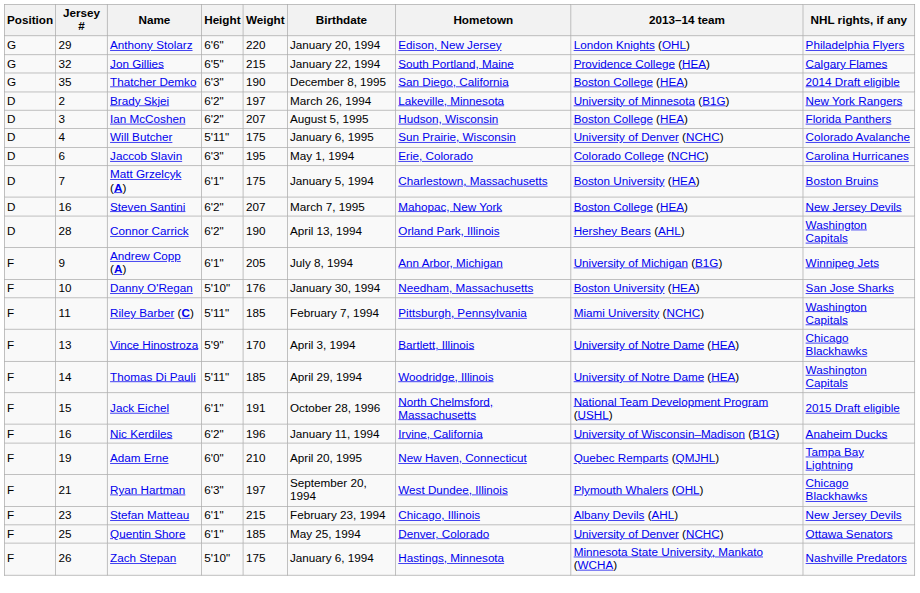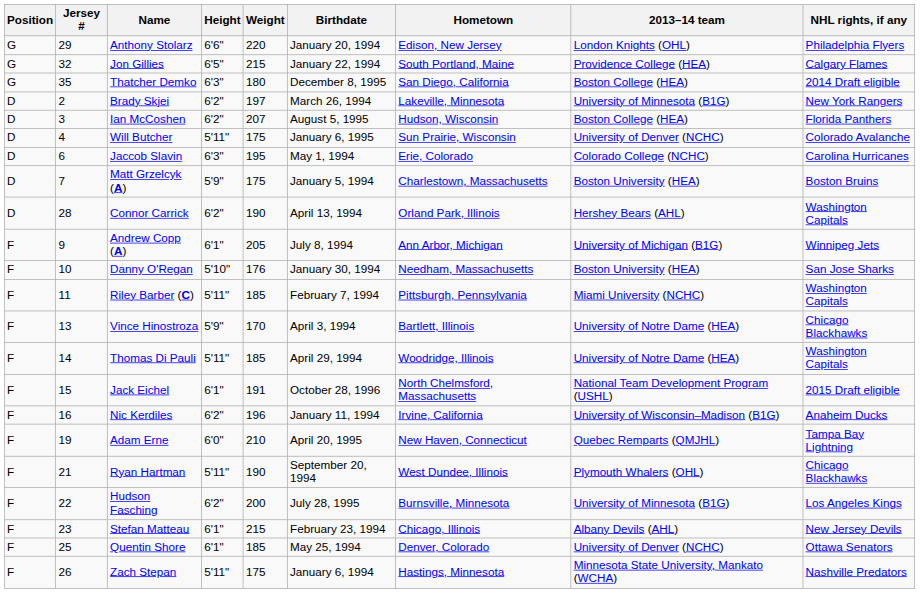(256, 82) 190 -> (256, 82) 180
(214, 181) 6'1" -> (214, 181) 5'9"
- row: (148, 206)
(214, 490) 6'3" -> (217, 472) 5'11"
(256, 490) 197 -> (256, 472) 190
+ row: (134, 503)
(217, 559) 5'10" -> (217, 572) 5'11"
